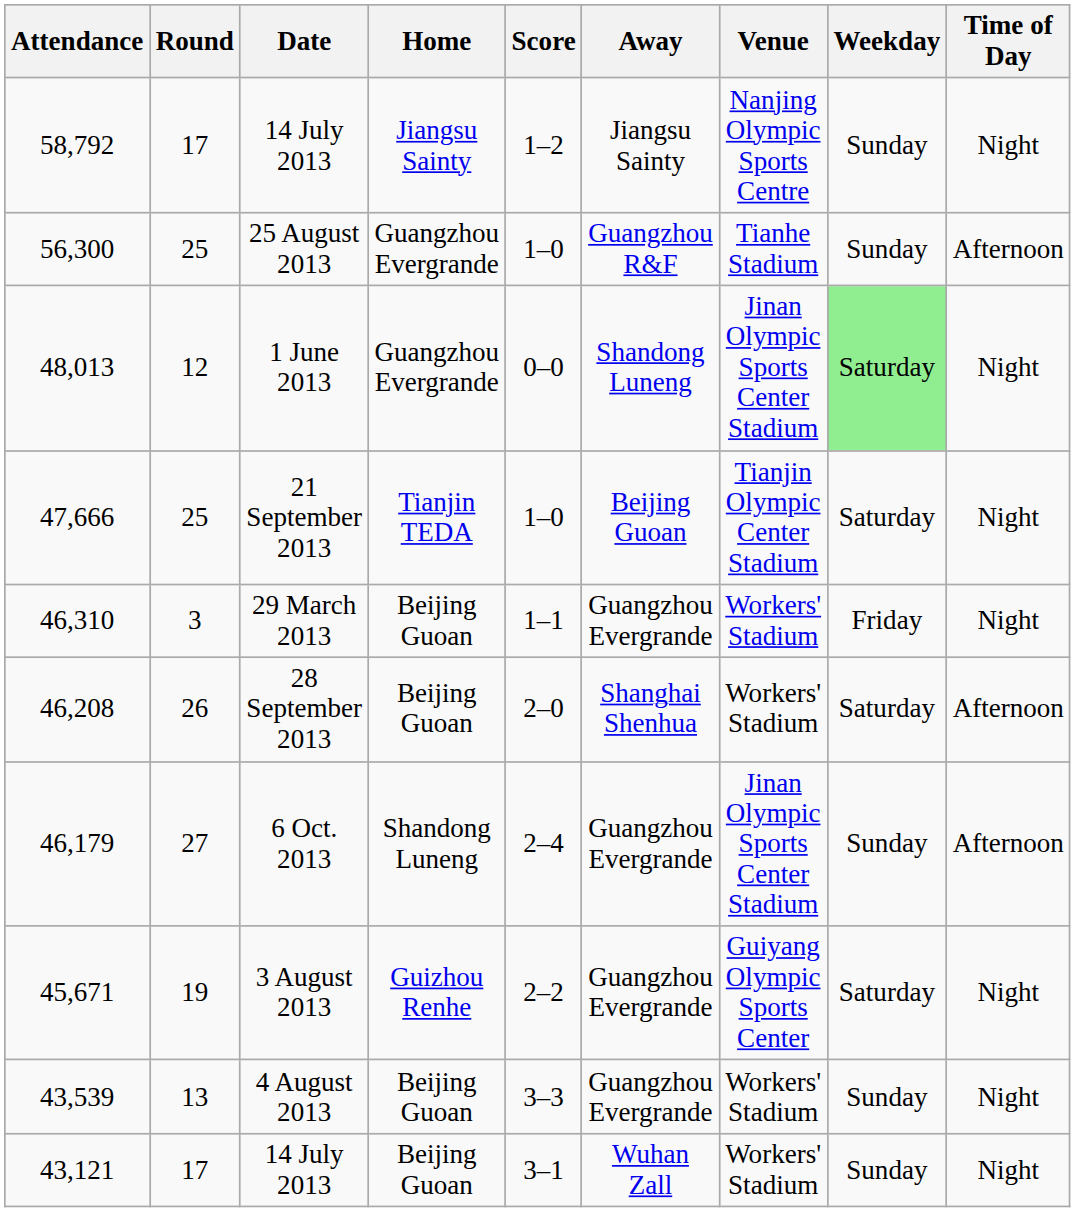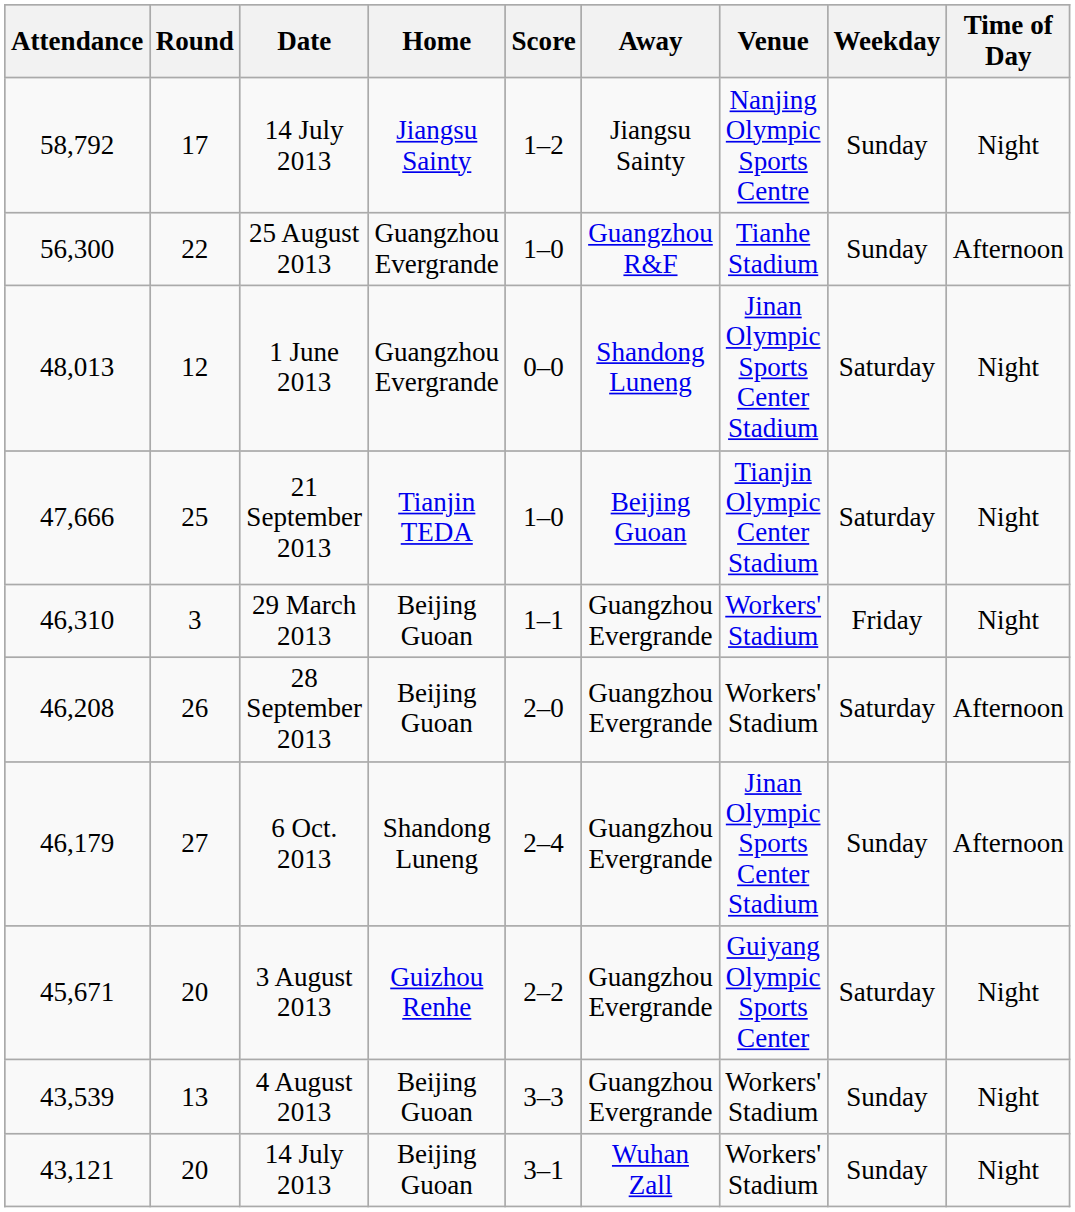(195, 248) 25 -> (195, 248) 22
(887, 367) lightgreen background -> (887, 367) no background
(650, 709) Shanghai Shenhua -> (650, 709) Guangzhou Evergrande
(195, 992) 19 -> (195, 992) 20
(195, 1169) 17 -> (195, 1169) 20
